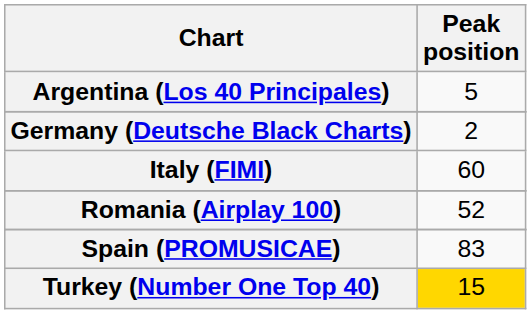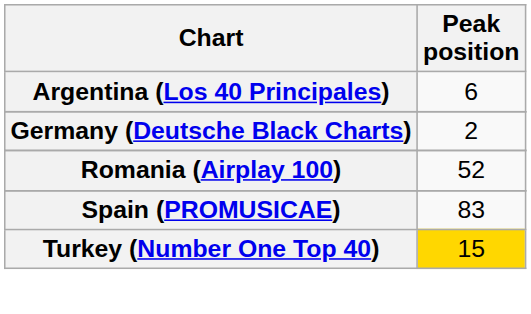(471, 91) 5 -> (471, 91) 6
- row: (211, 170)
